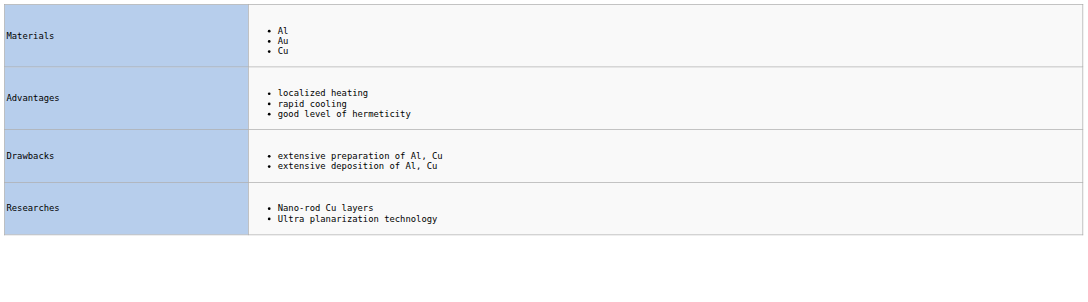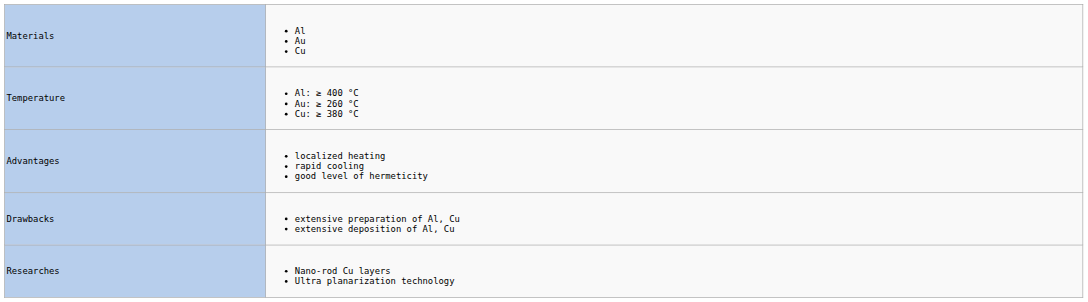+ row: (36, 98)
